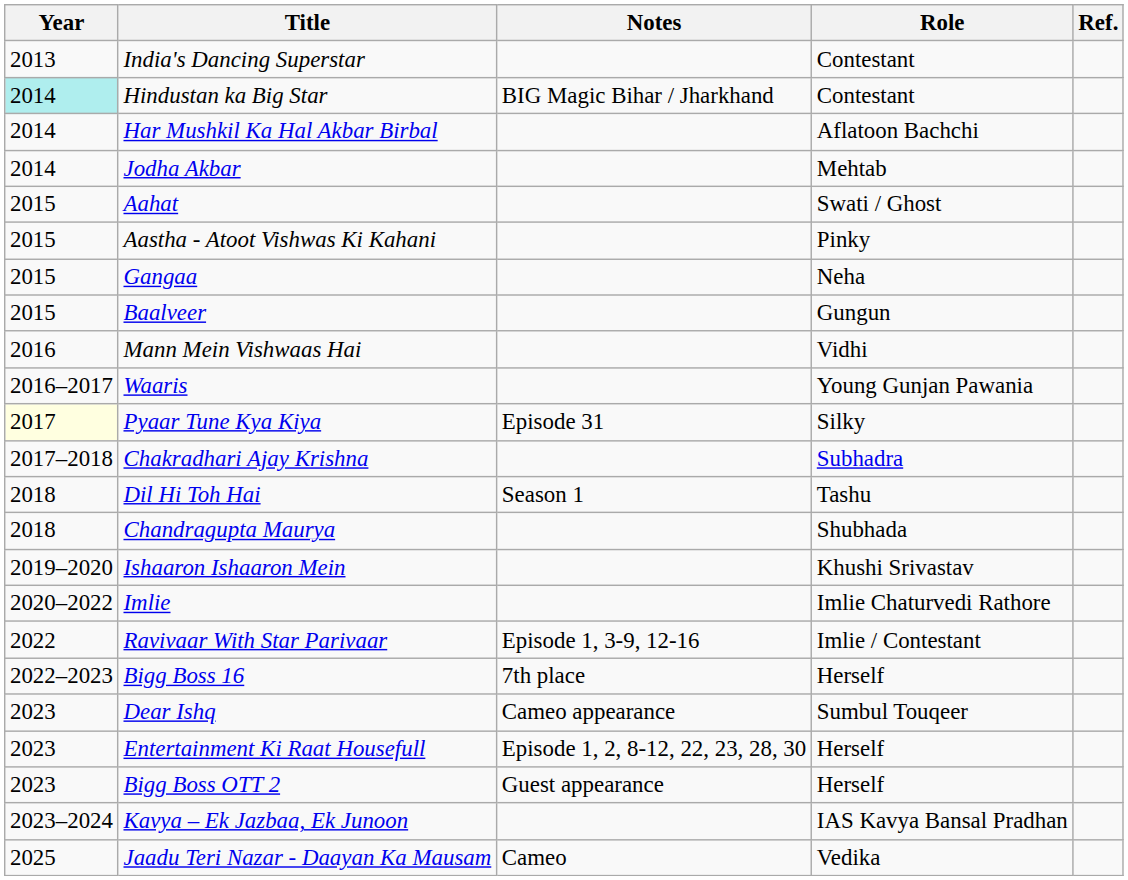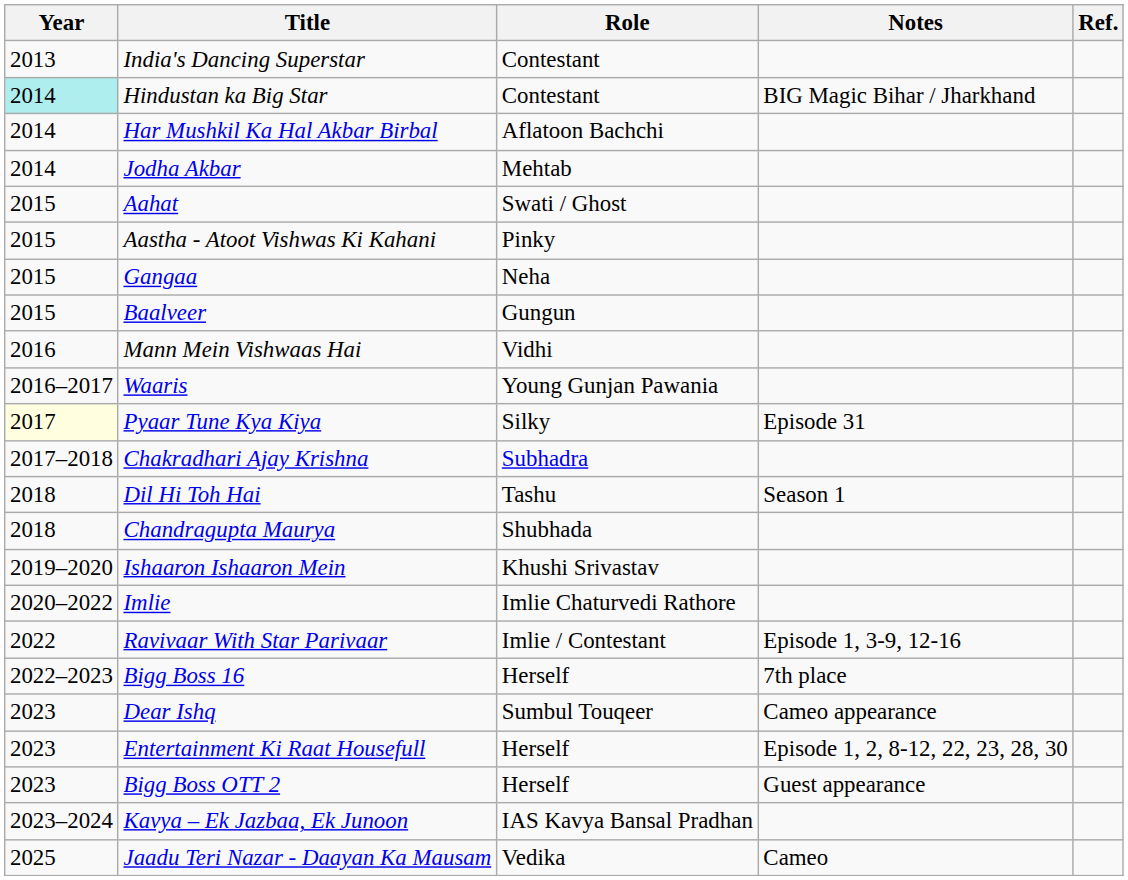columns swapped: (942, 22) <-> (654, 22)
